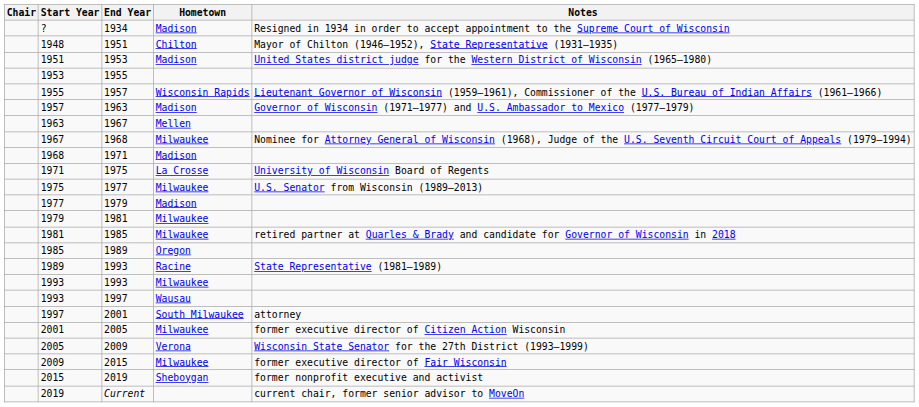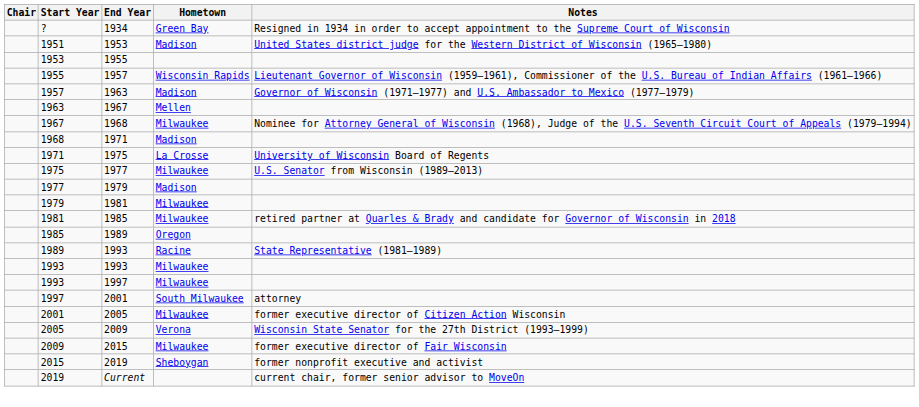(176, 28) Madison -> (182, 28) Green Bay
- row: (52, 44)
(173, 298) Wausau -> (182, 282) Milwaukee
